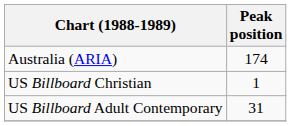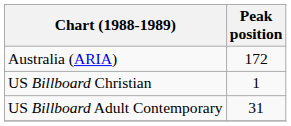(256, 58) 174 -> (256, 58) 172
